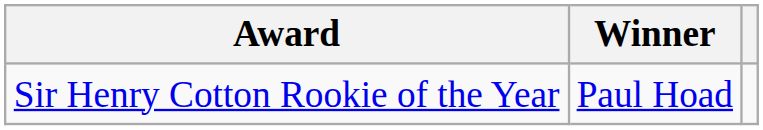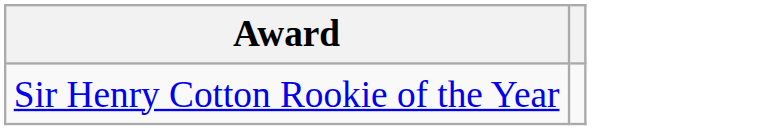- column: (655, 34)
